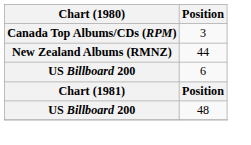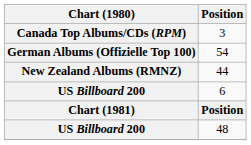+ row: (222, 52)
